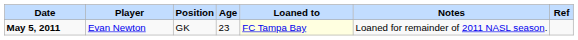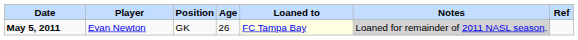(224, 28) 23 -> (224, 28) 26
(451, 28) no background -> (451, 28) lightgrey background
